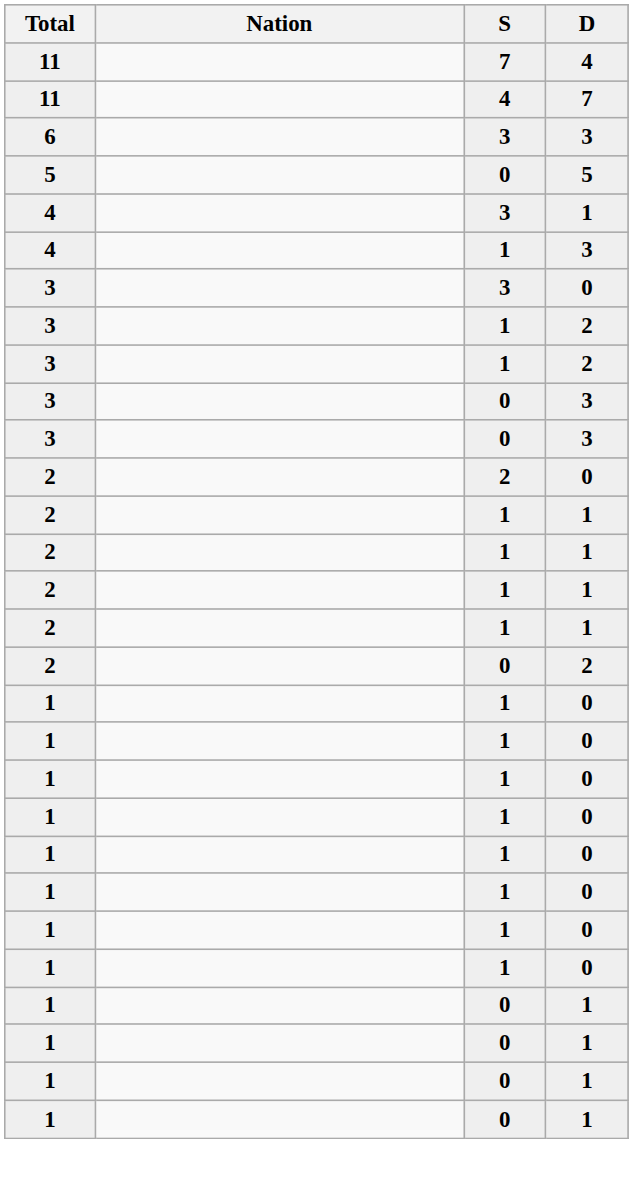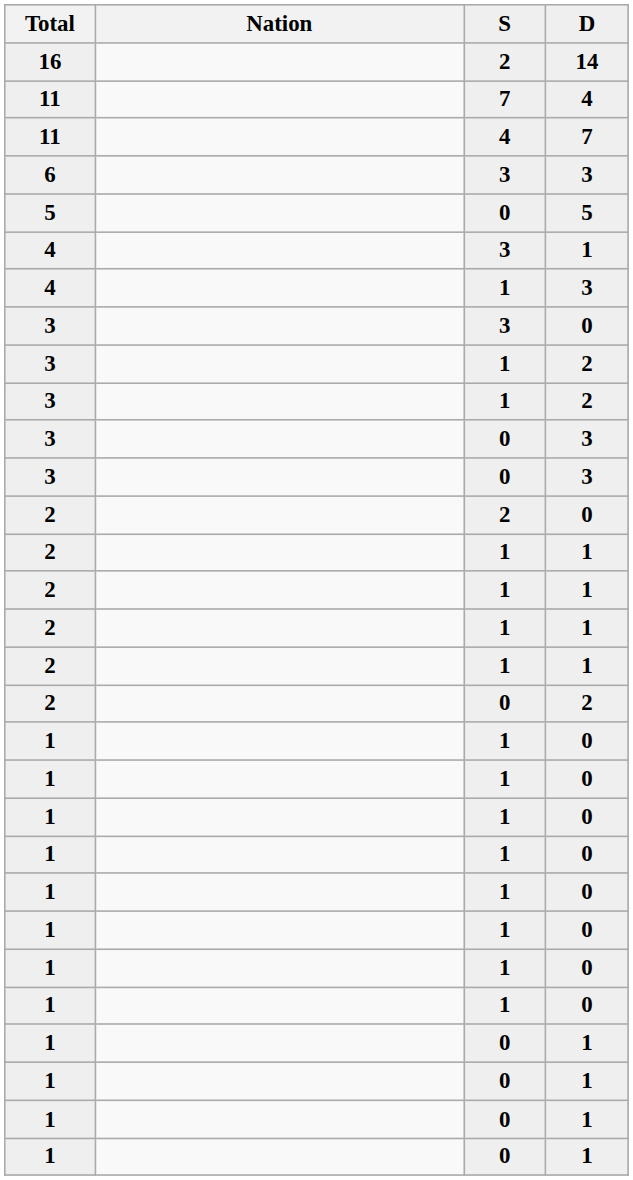+ row: (50, 61)
